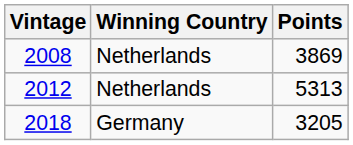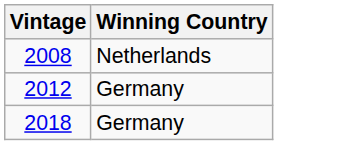- column: (310, 22)
(154, 89) Netherlands -> (140, 89) Germany
